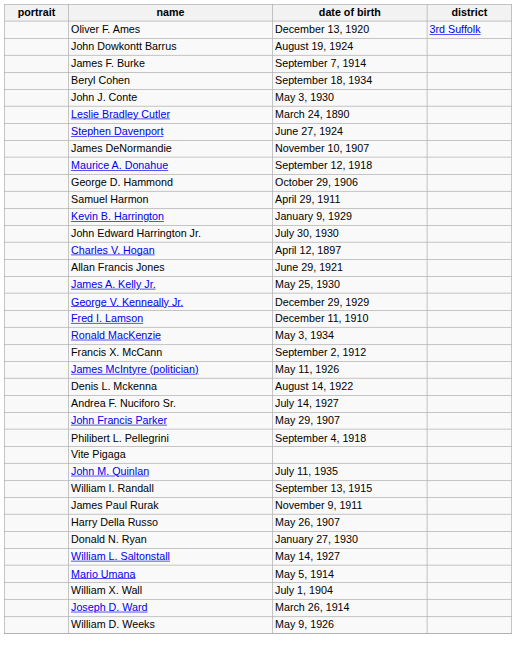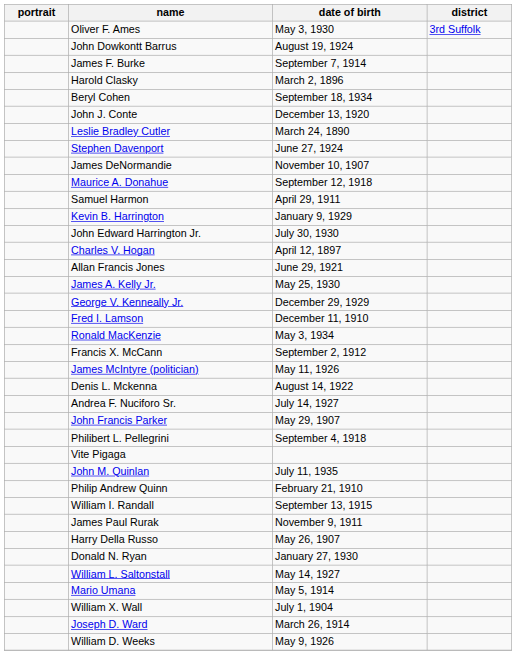(322, 30) December 13, 1920 -> (305, 30) May 3, 1930
+ row: (104, 81)
(305, 98) May 3, 1930 -> (322, 115) December 13, 1920
- row: (122, 183)
+ row: (119, 489)
